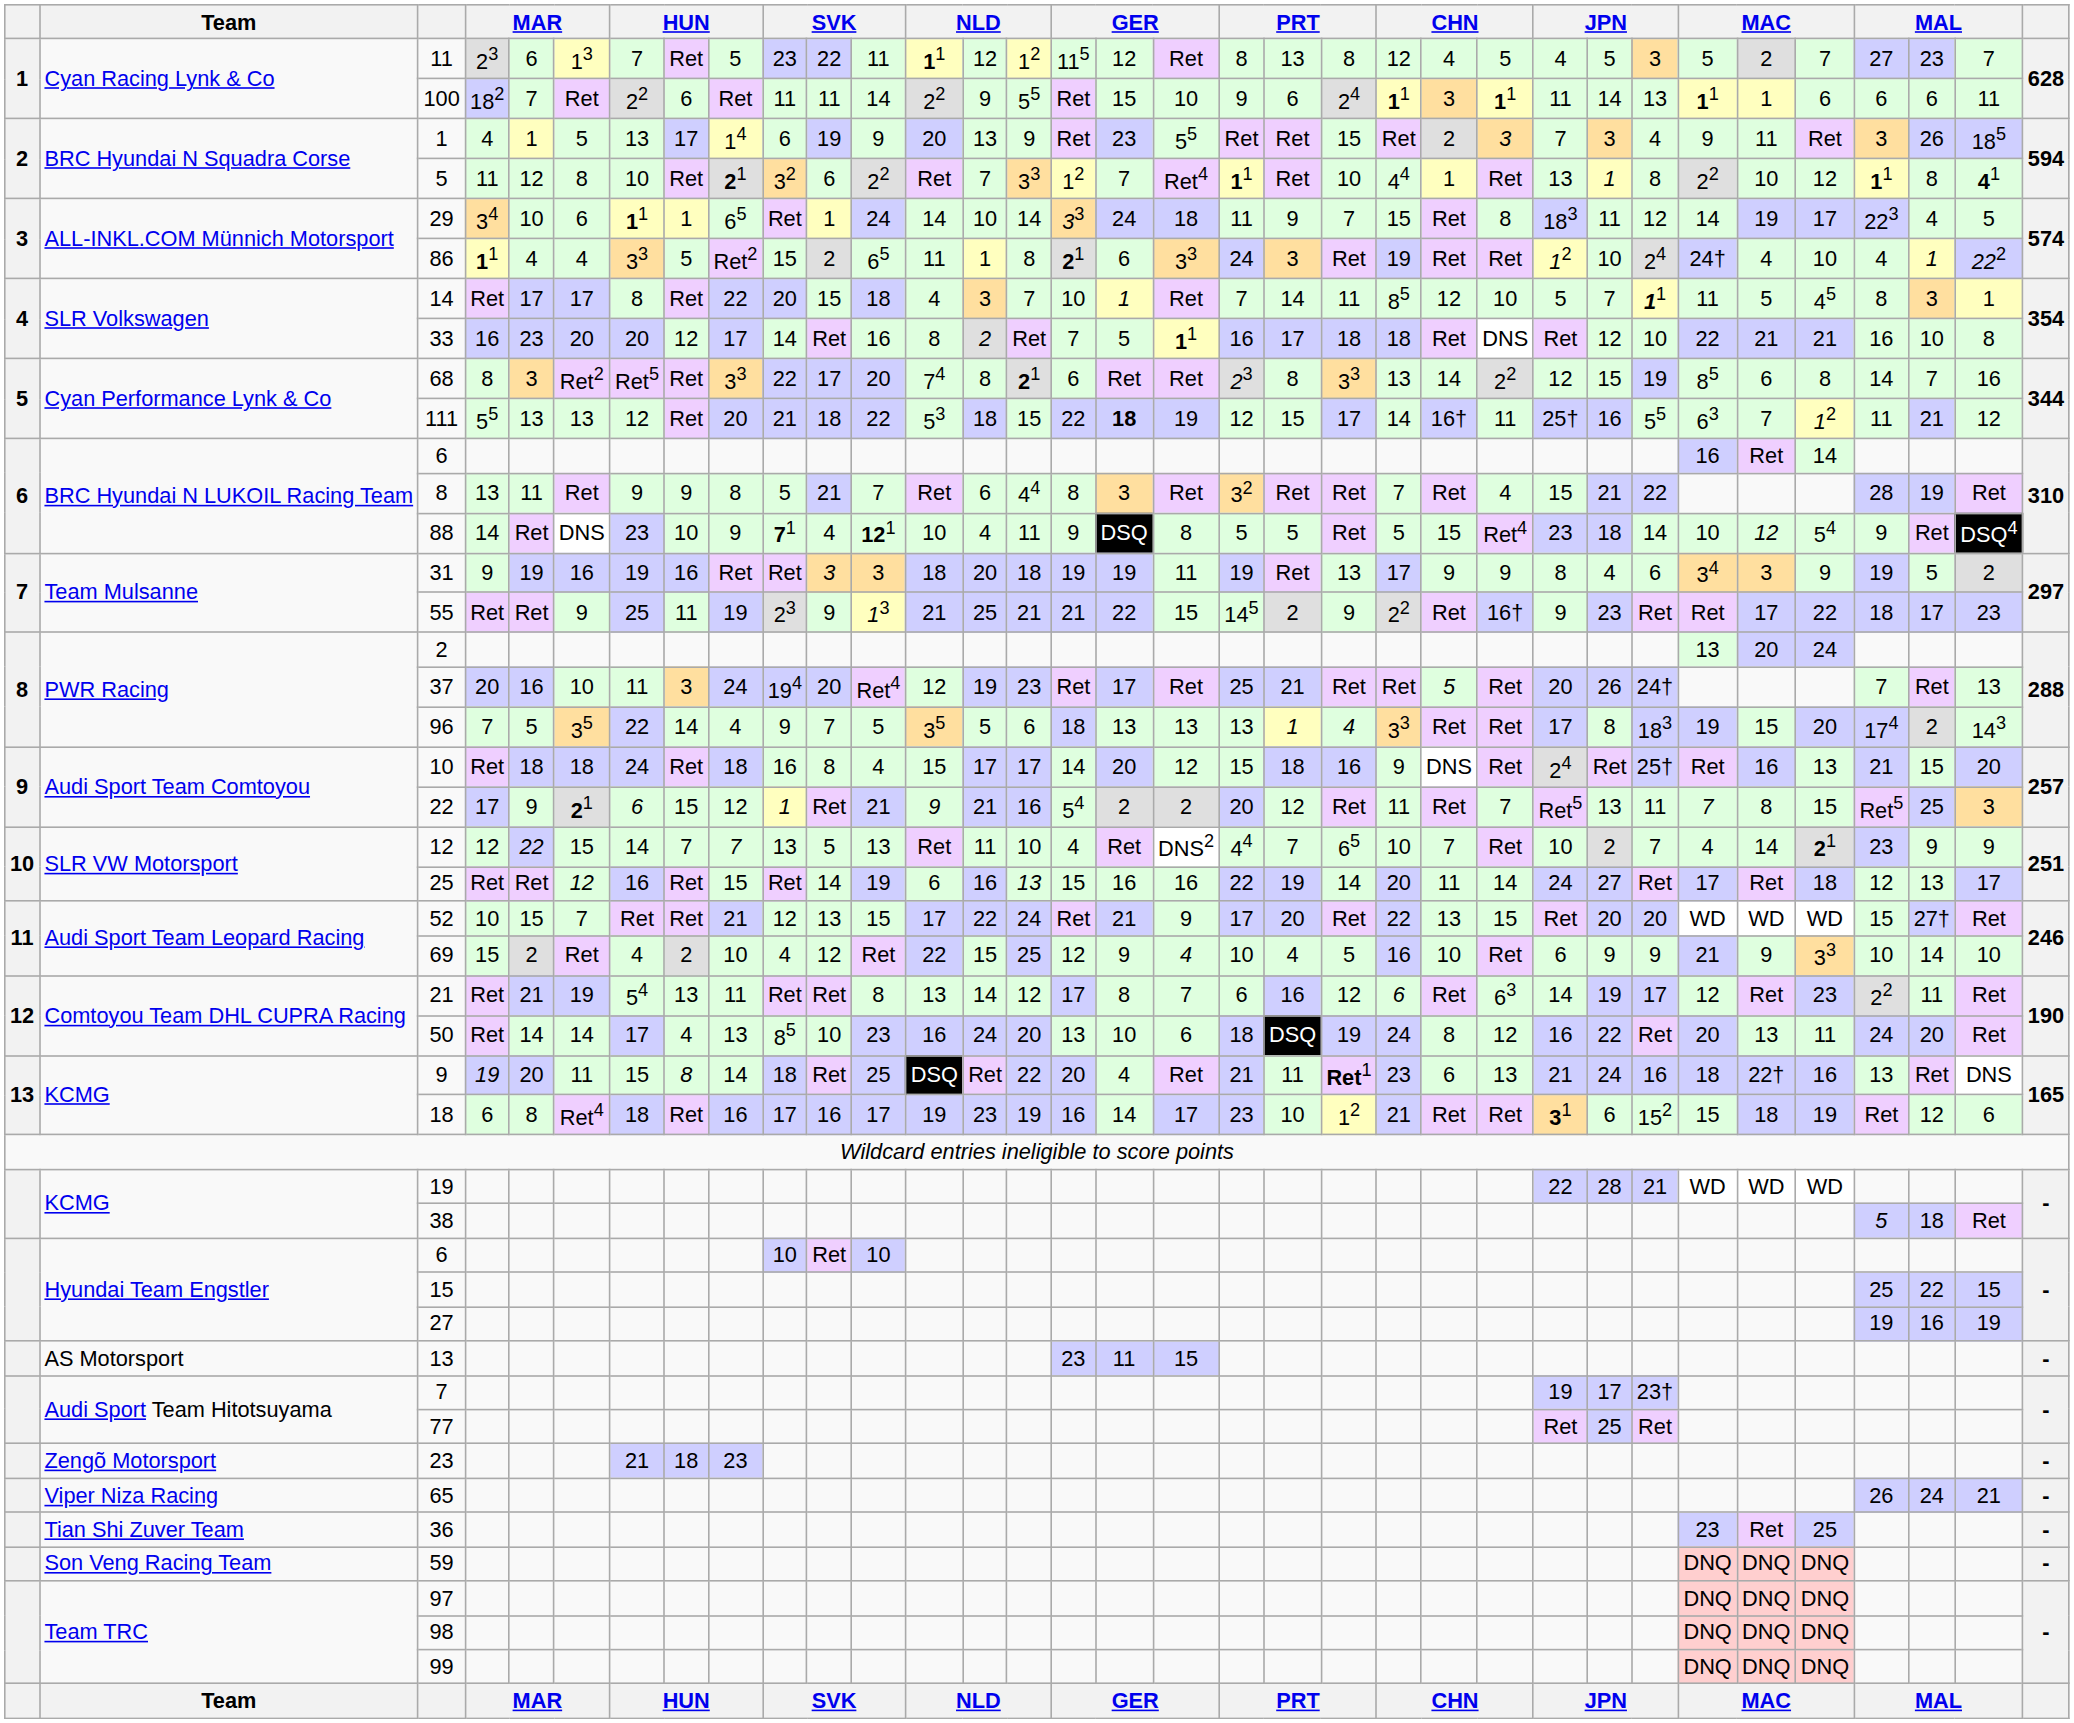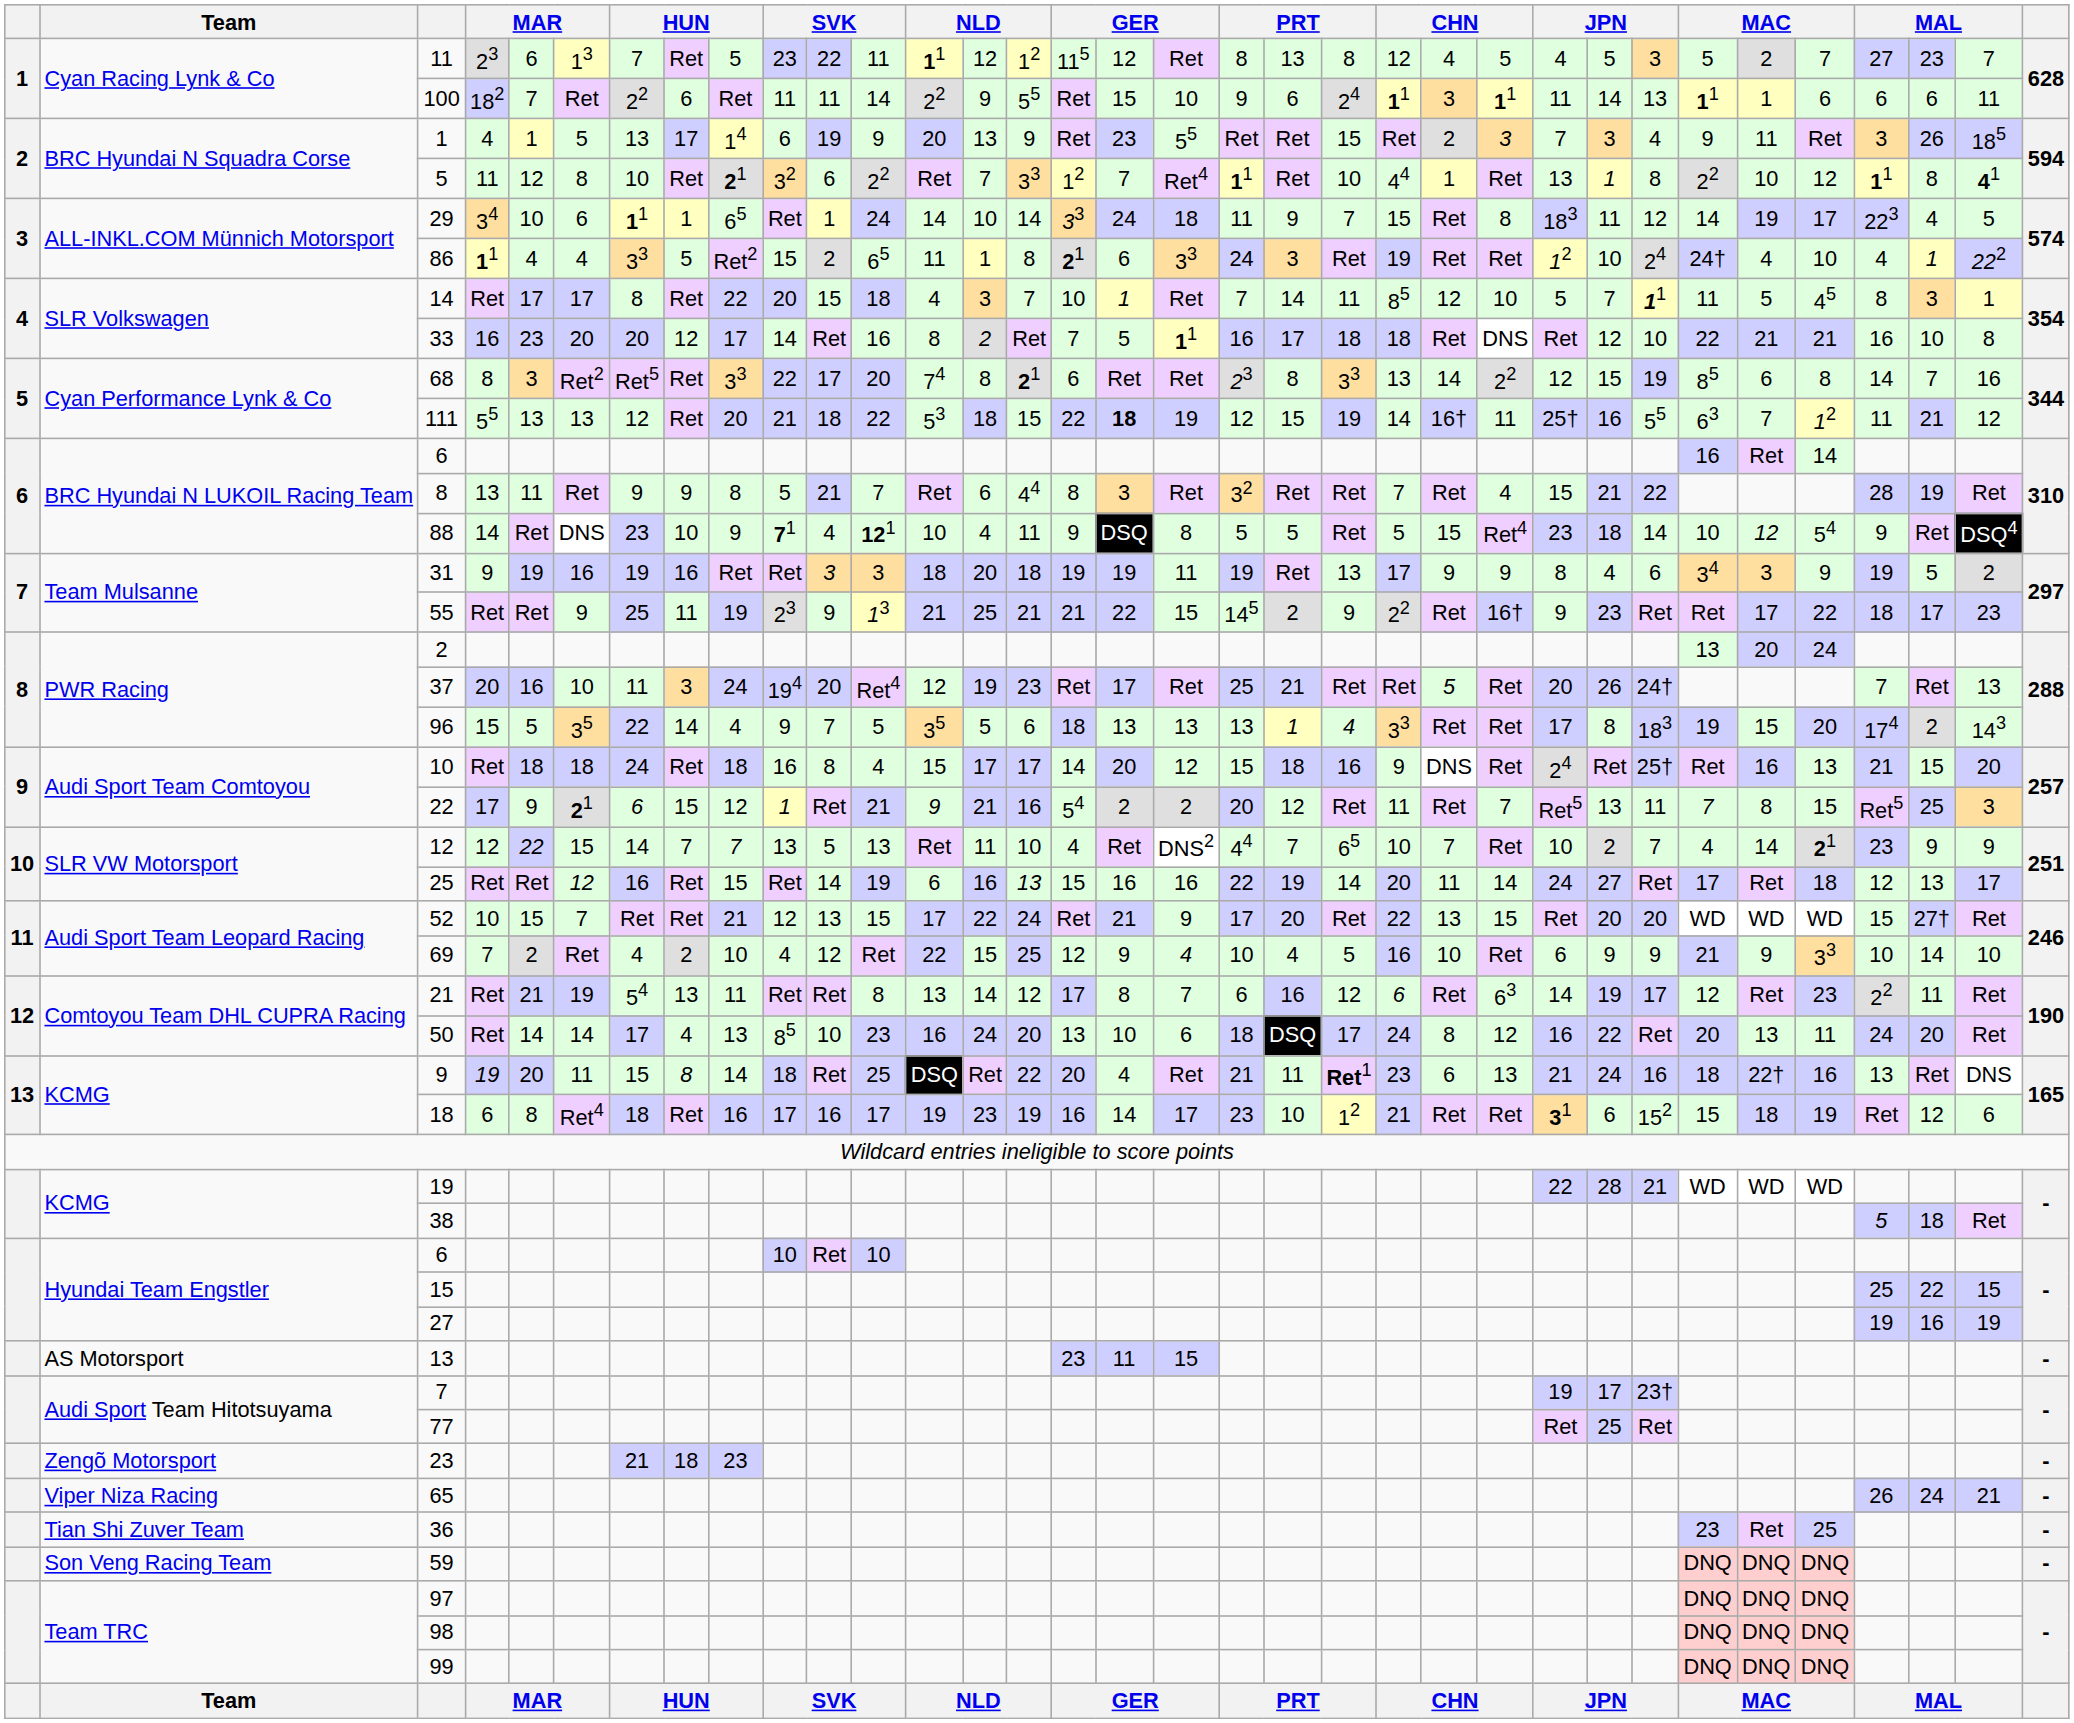(1349, 418) 17 -> (1349, 418) 19
(487, 727) 7 -> (487, 727) 15
(487, 955) 15 -> (487, 955) 7
(1349, 1035) 19 -> (1349, 1035) 17
